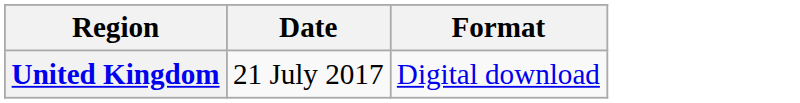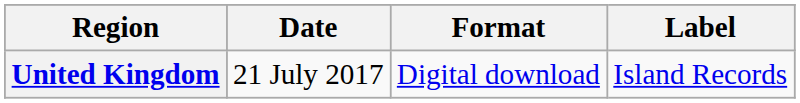+ column: (700, 27)
